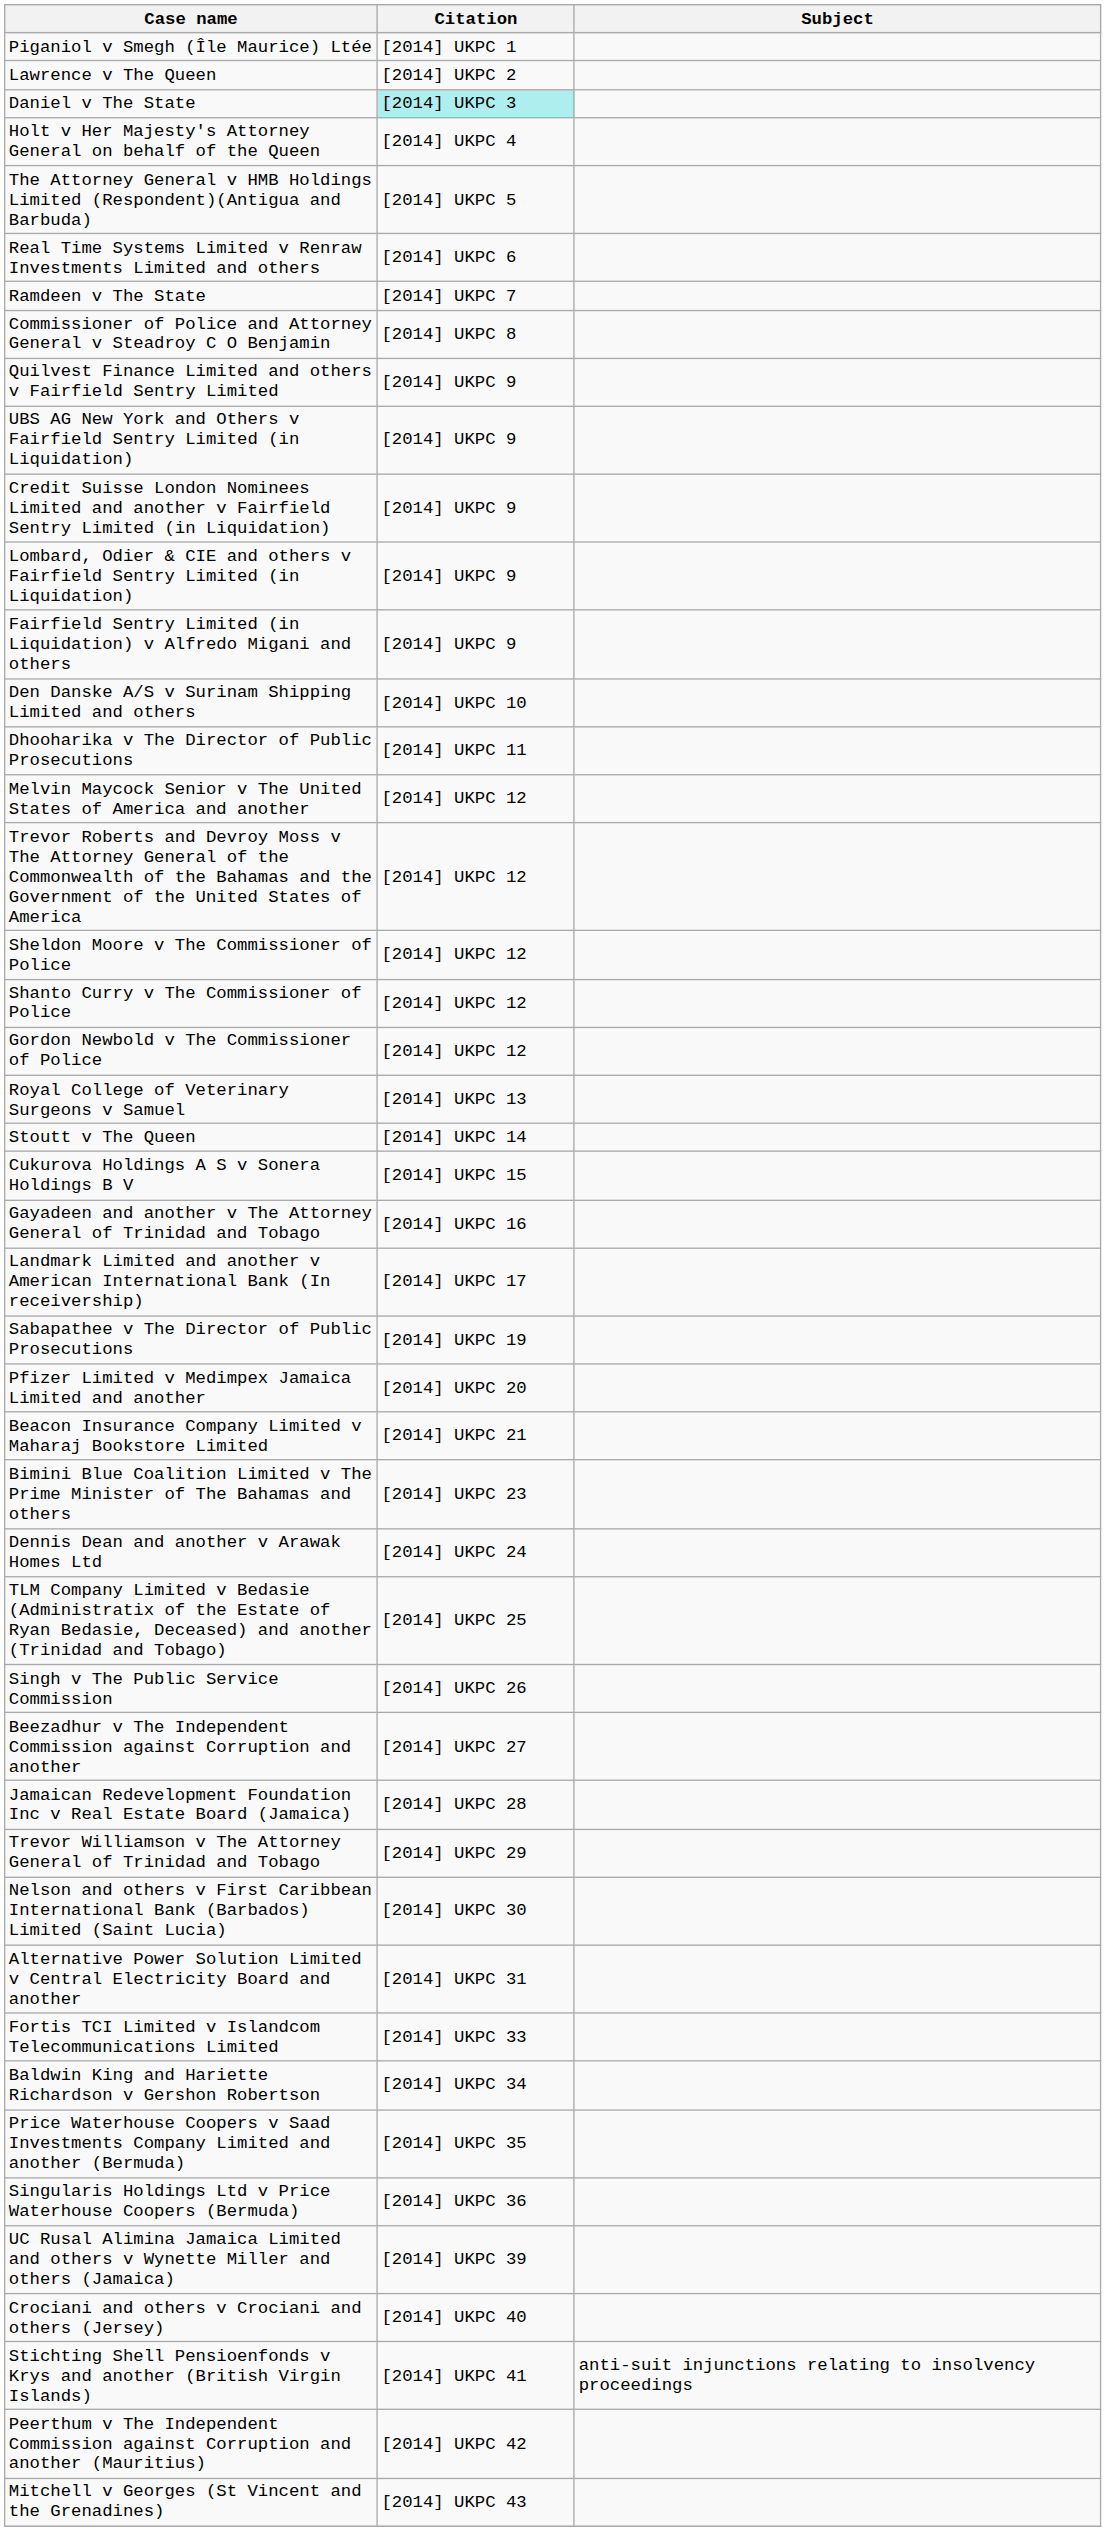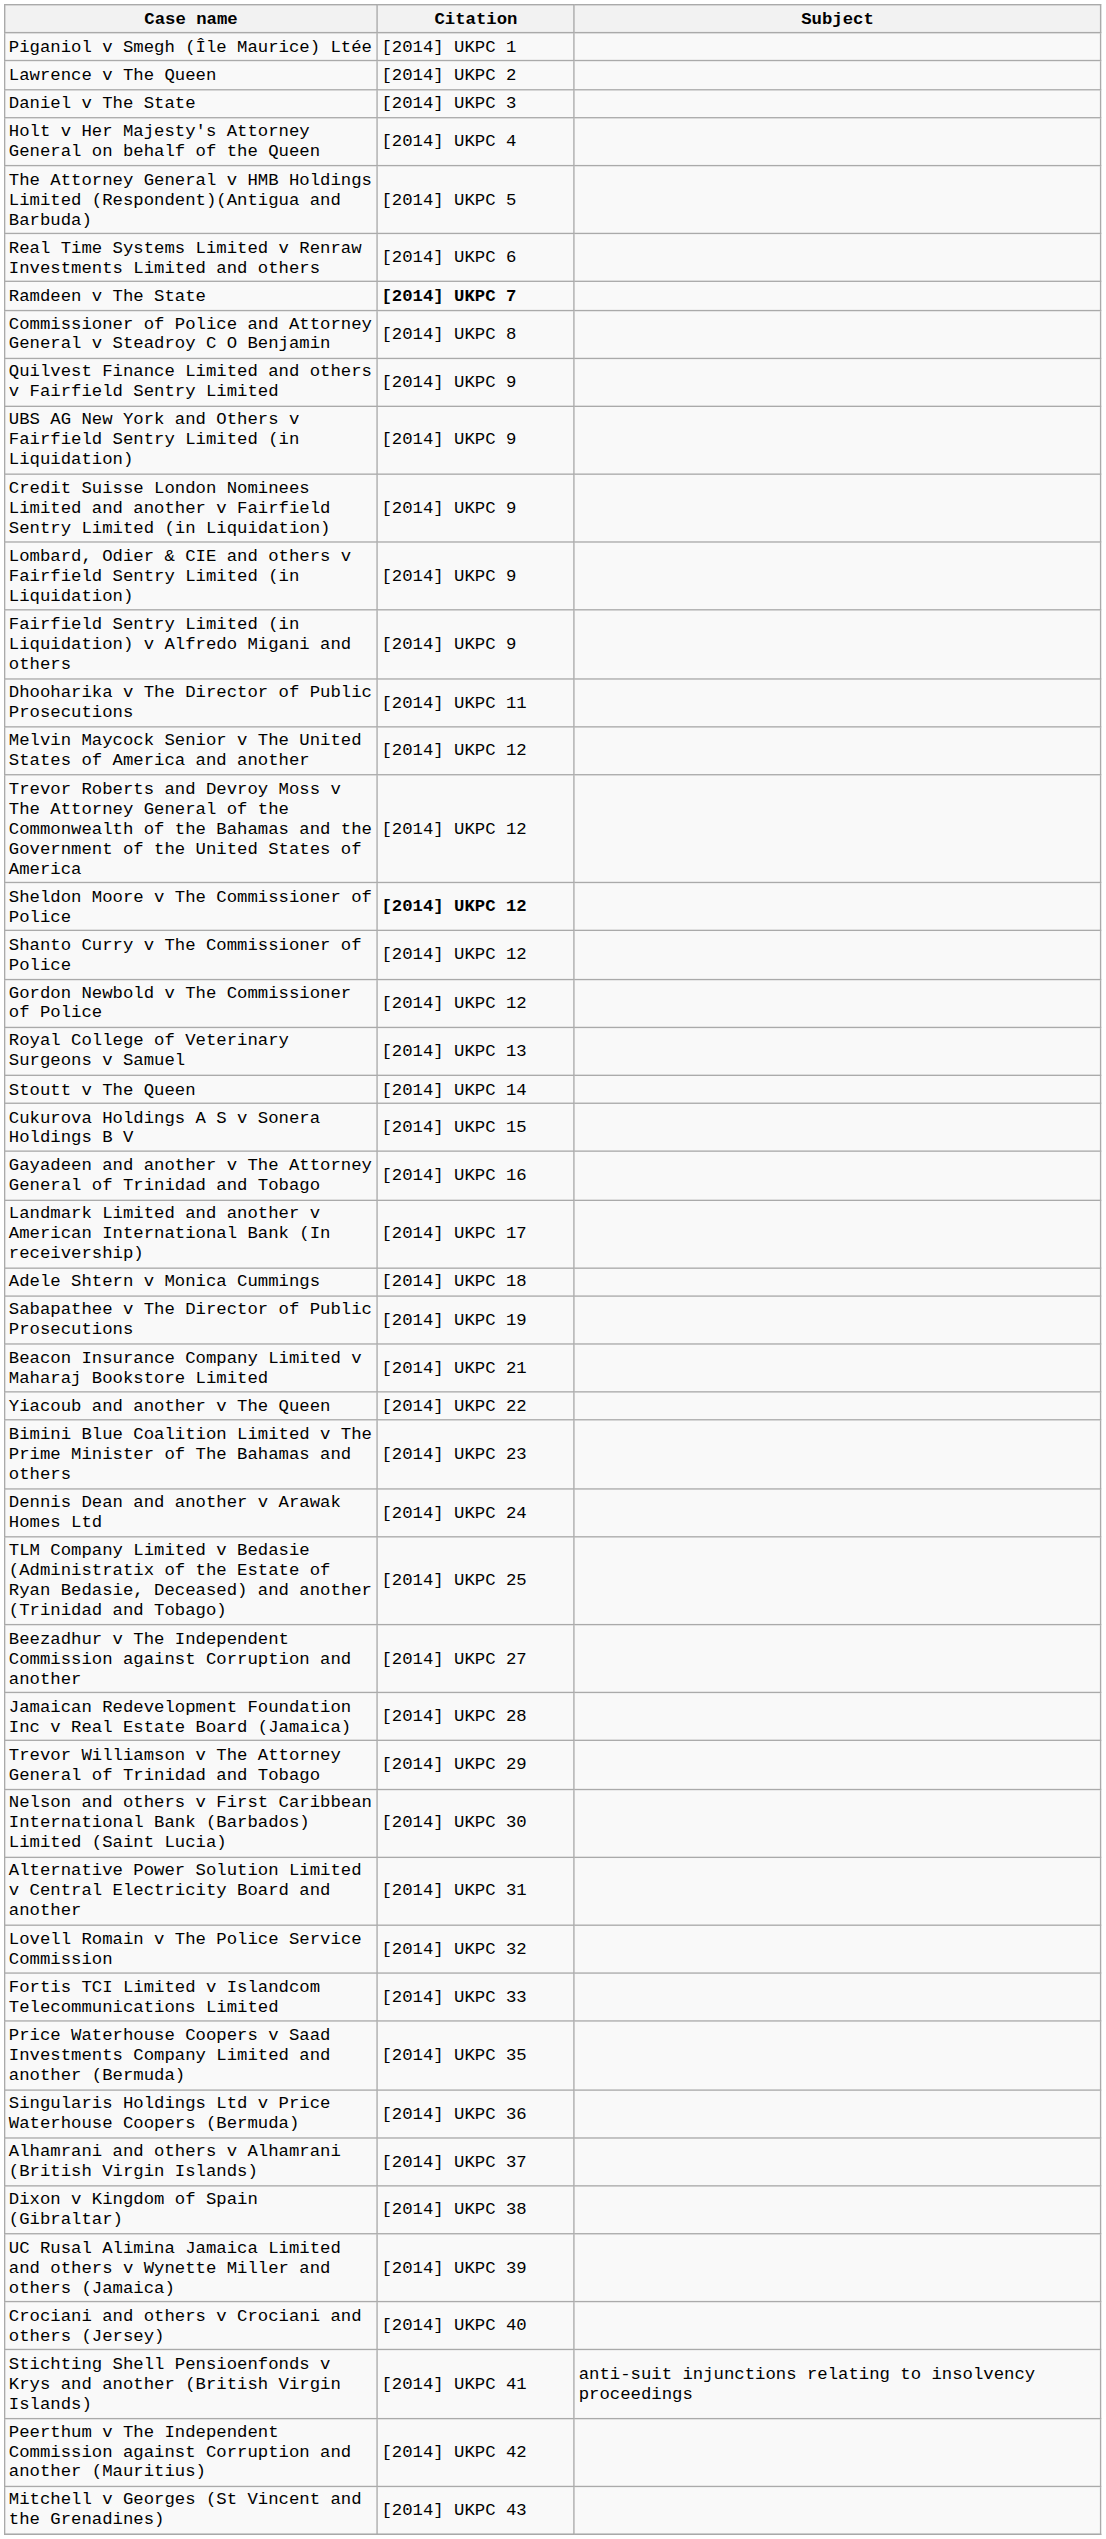(449, 103) paleturquoise background -> (449, 103) no background
(449, 296) normal -> (449, 296) bold
- row: (180, 703)
(454, 955) normal -> (454, 907) bold
+ row: (164, 1282)
- row: (180, 1388)
+ row: (170, 1406)
- row: (144, 1689)
+ row: (185, 1949)
- row: (164, 2085)
+ row: (175, 2162)
+ row: (133, 2210)
